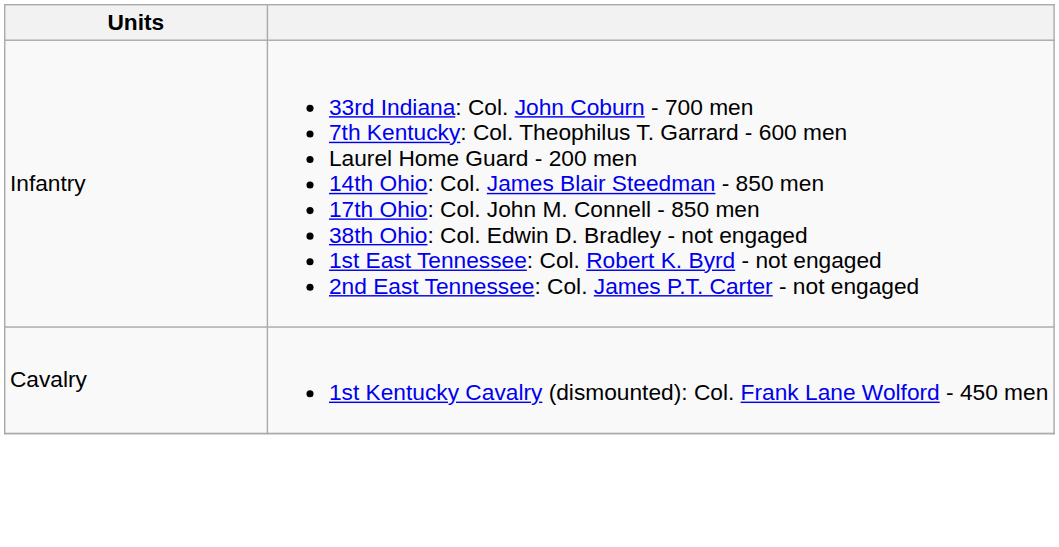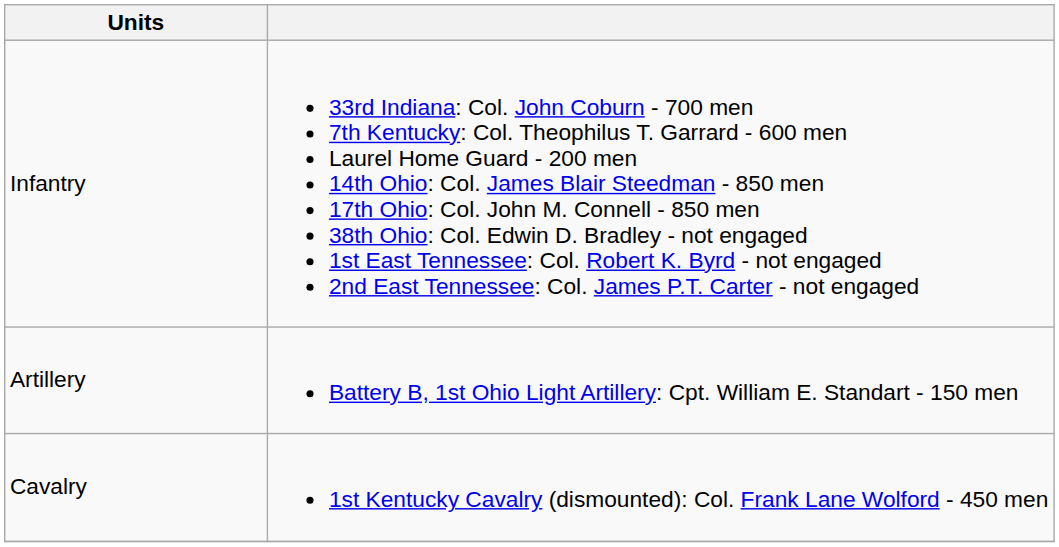+ row: (48, 380)
